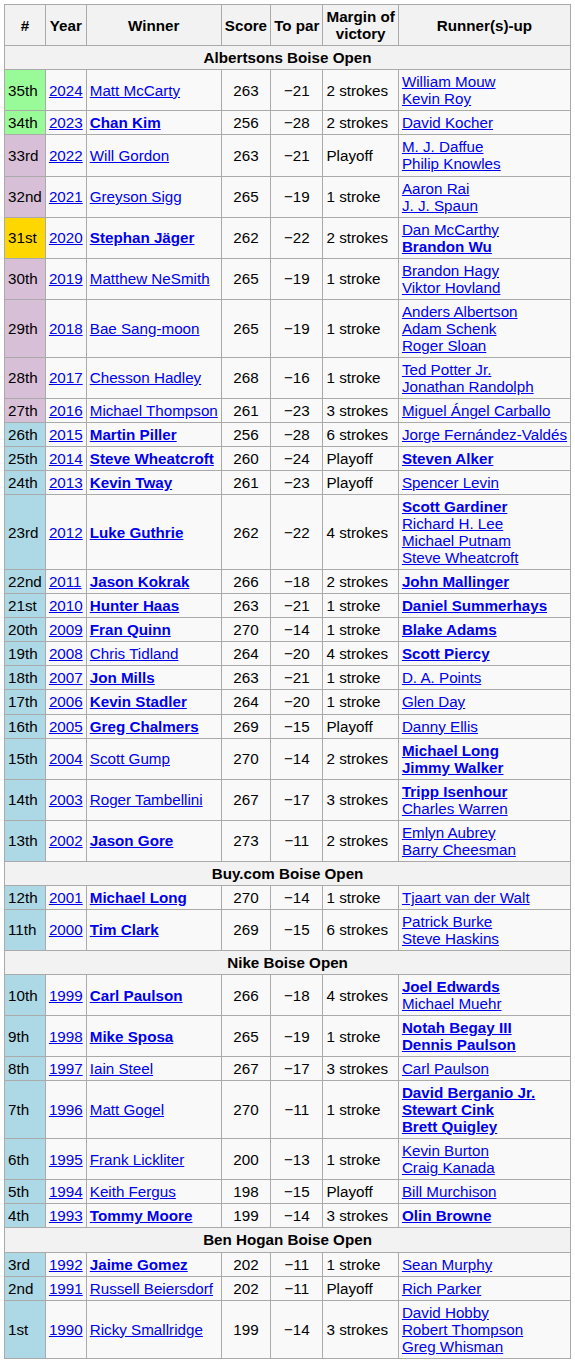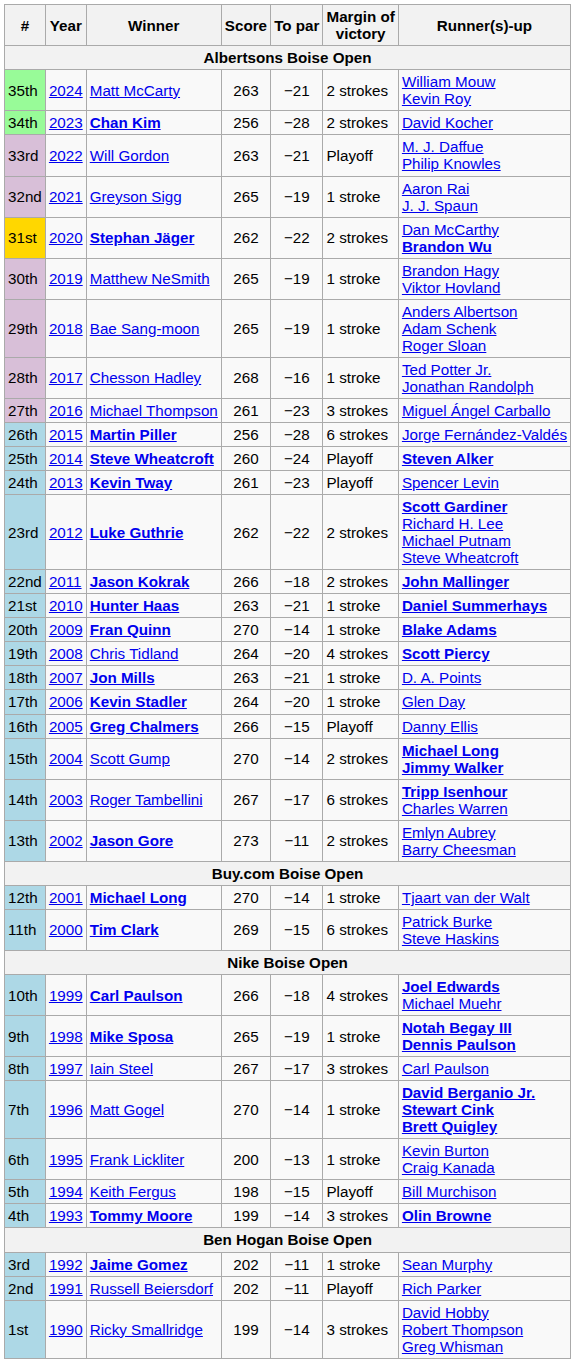(357, 532) 4 strokes -> (357, 532) 2 strokes
(246, 726) 269 -> (246, 726) 266
(357, 800) 3 strokes -> (357, 800) 6 strokes
(297, 1110) −11 -> (297, 1110) −14
